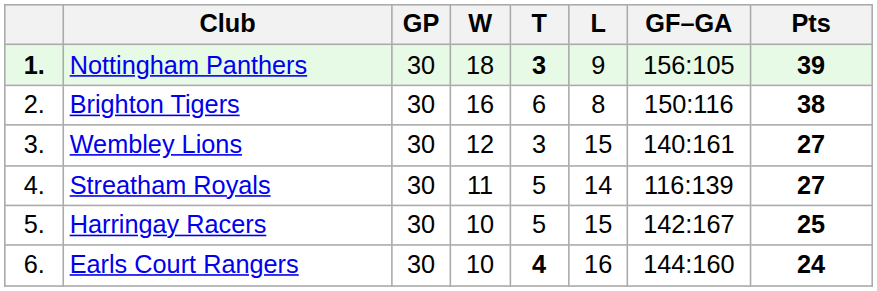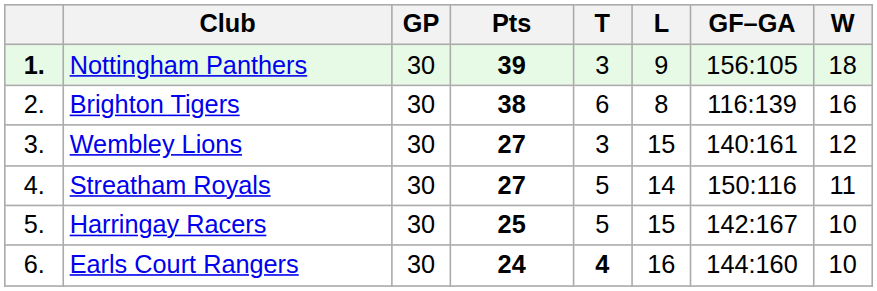columns swapped: (480, 24) <-> (811, 24)
(539, 64) bold -> (602, 64) normal
(689, 104) 150:116 -> (752, 104) 116:139
(689, 184) 116:139 -> (752, 184) 150:116
